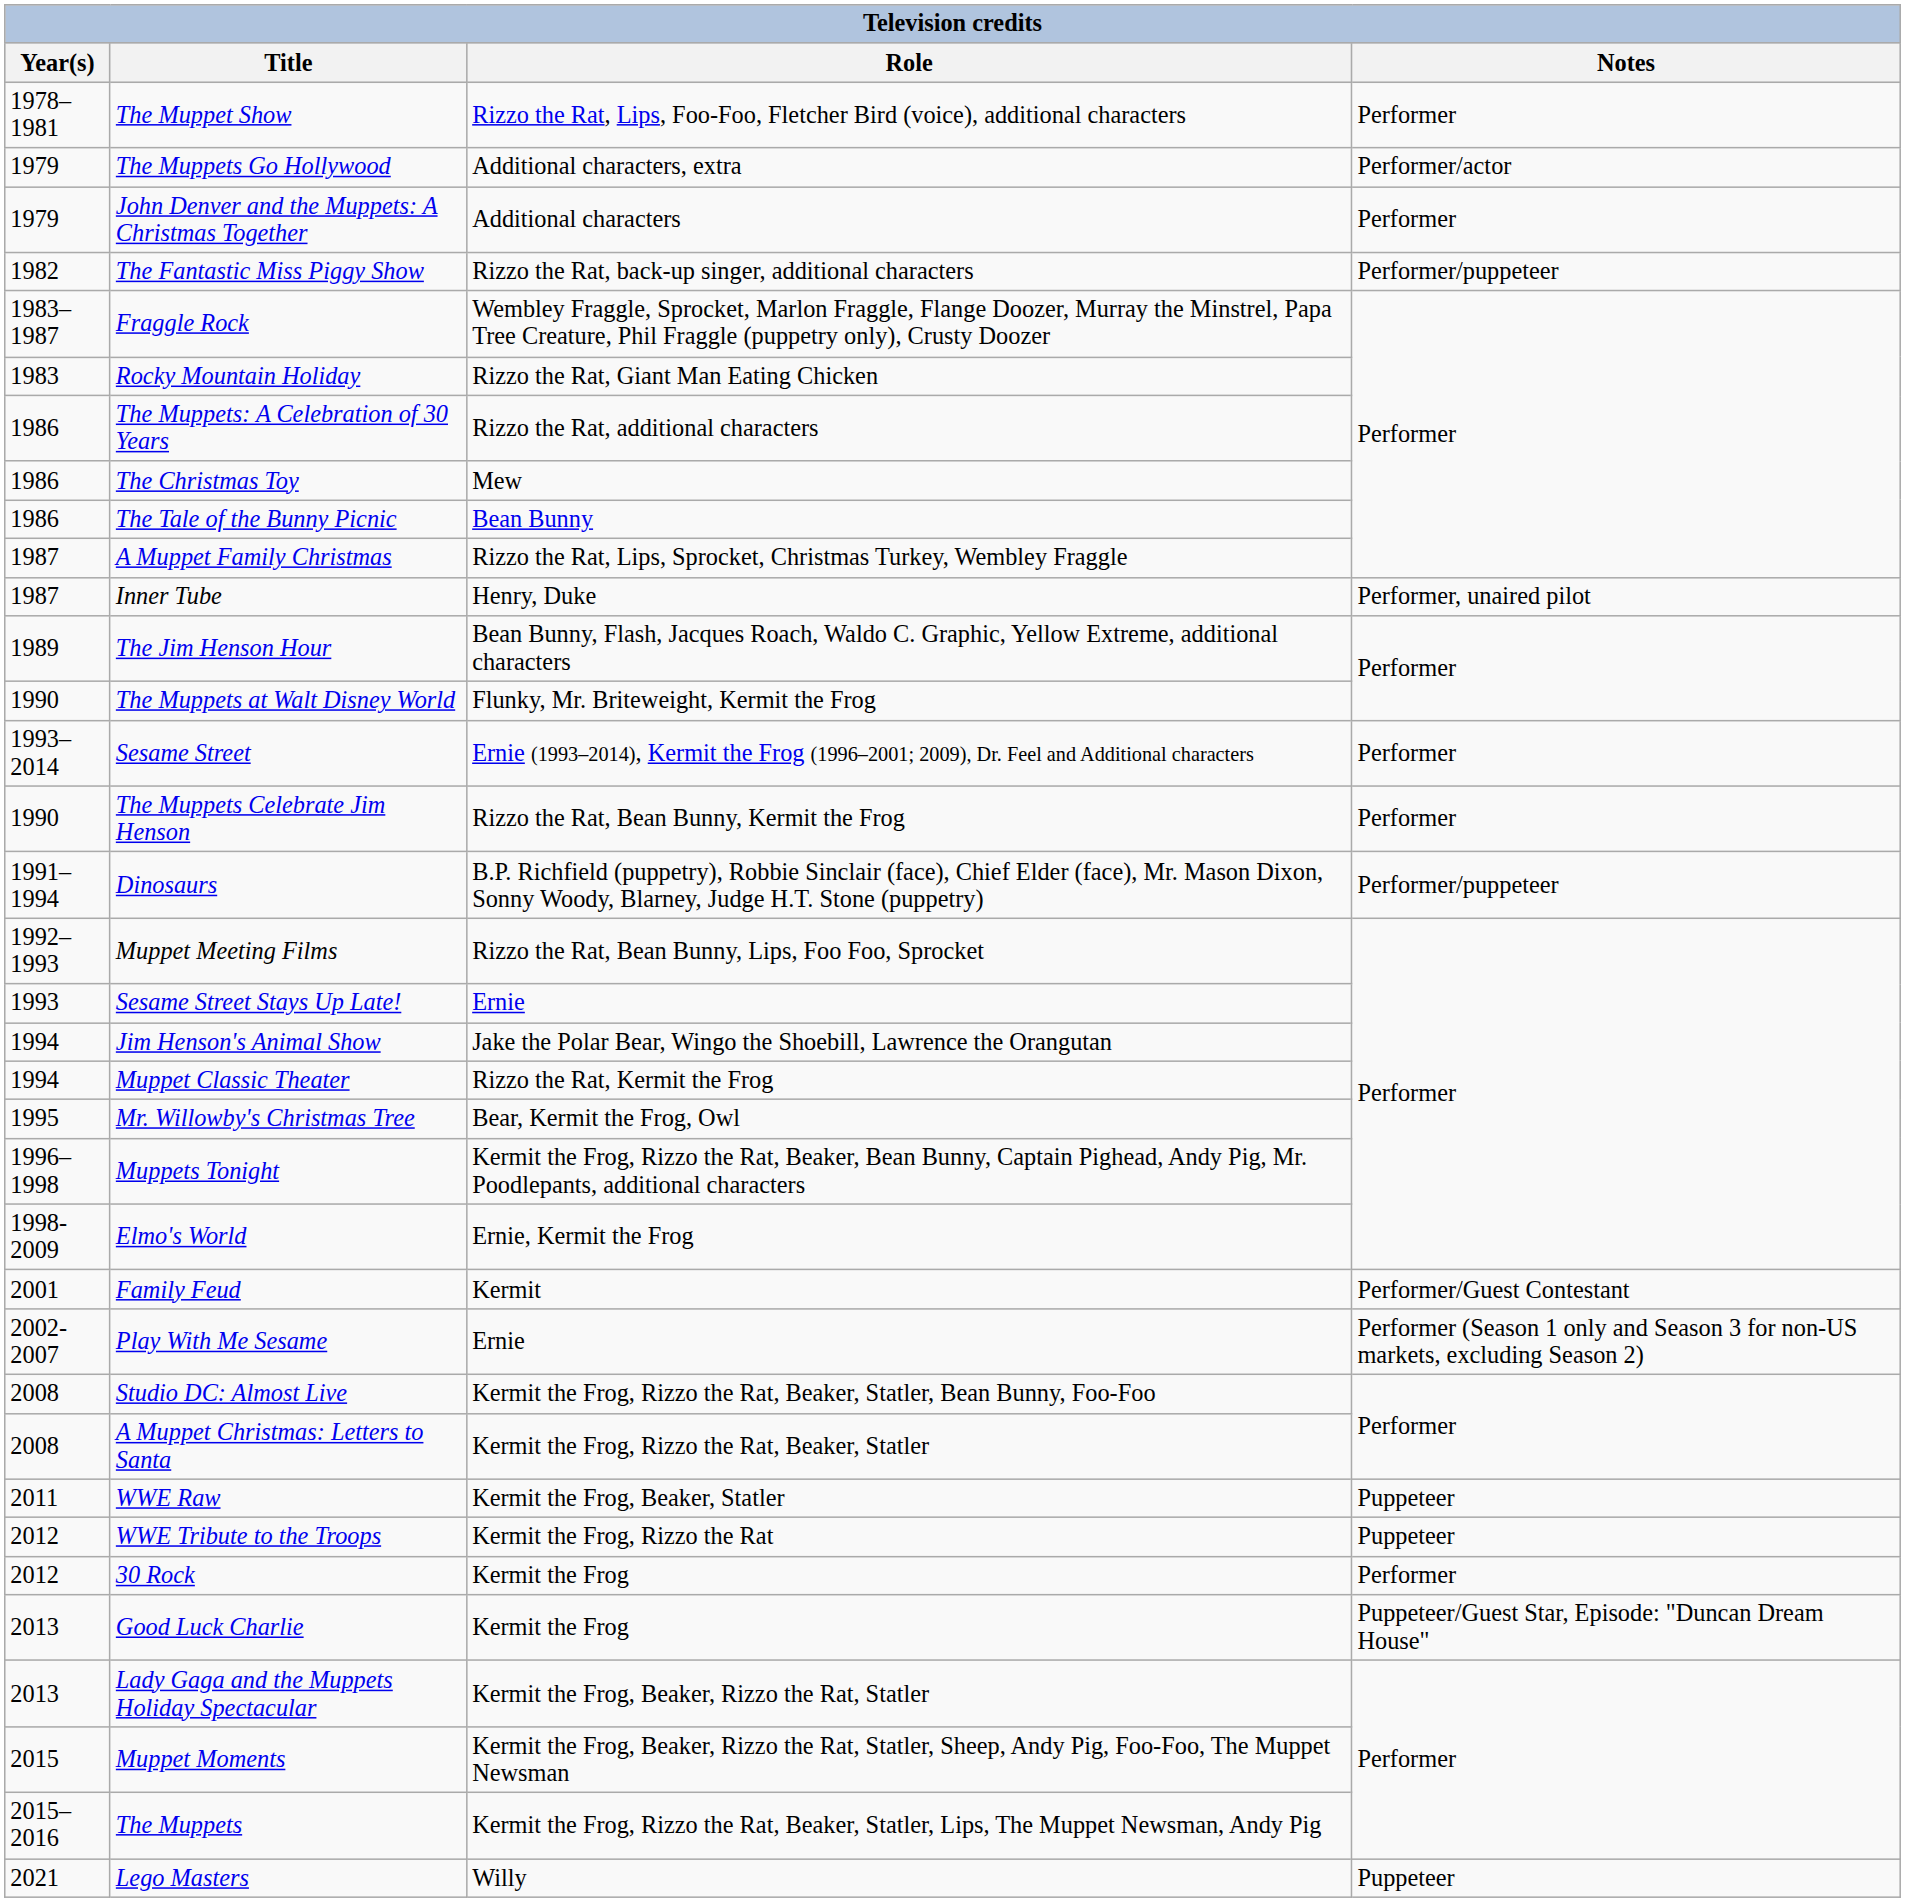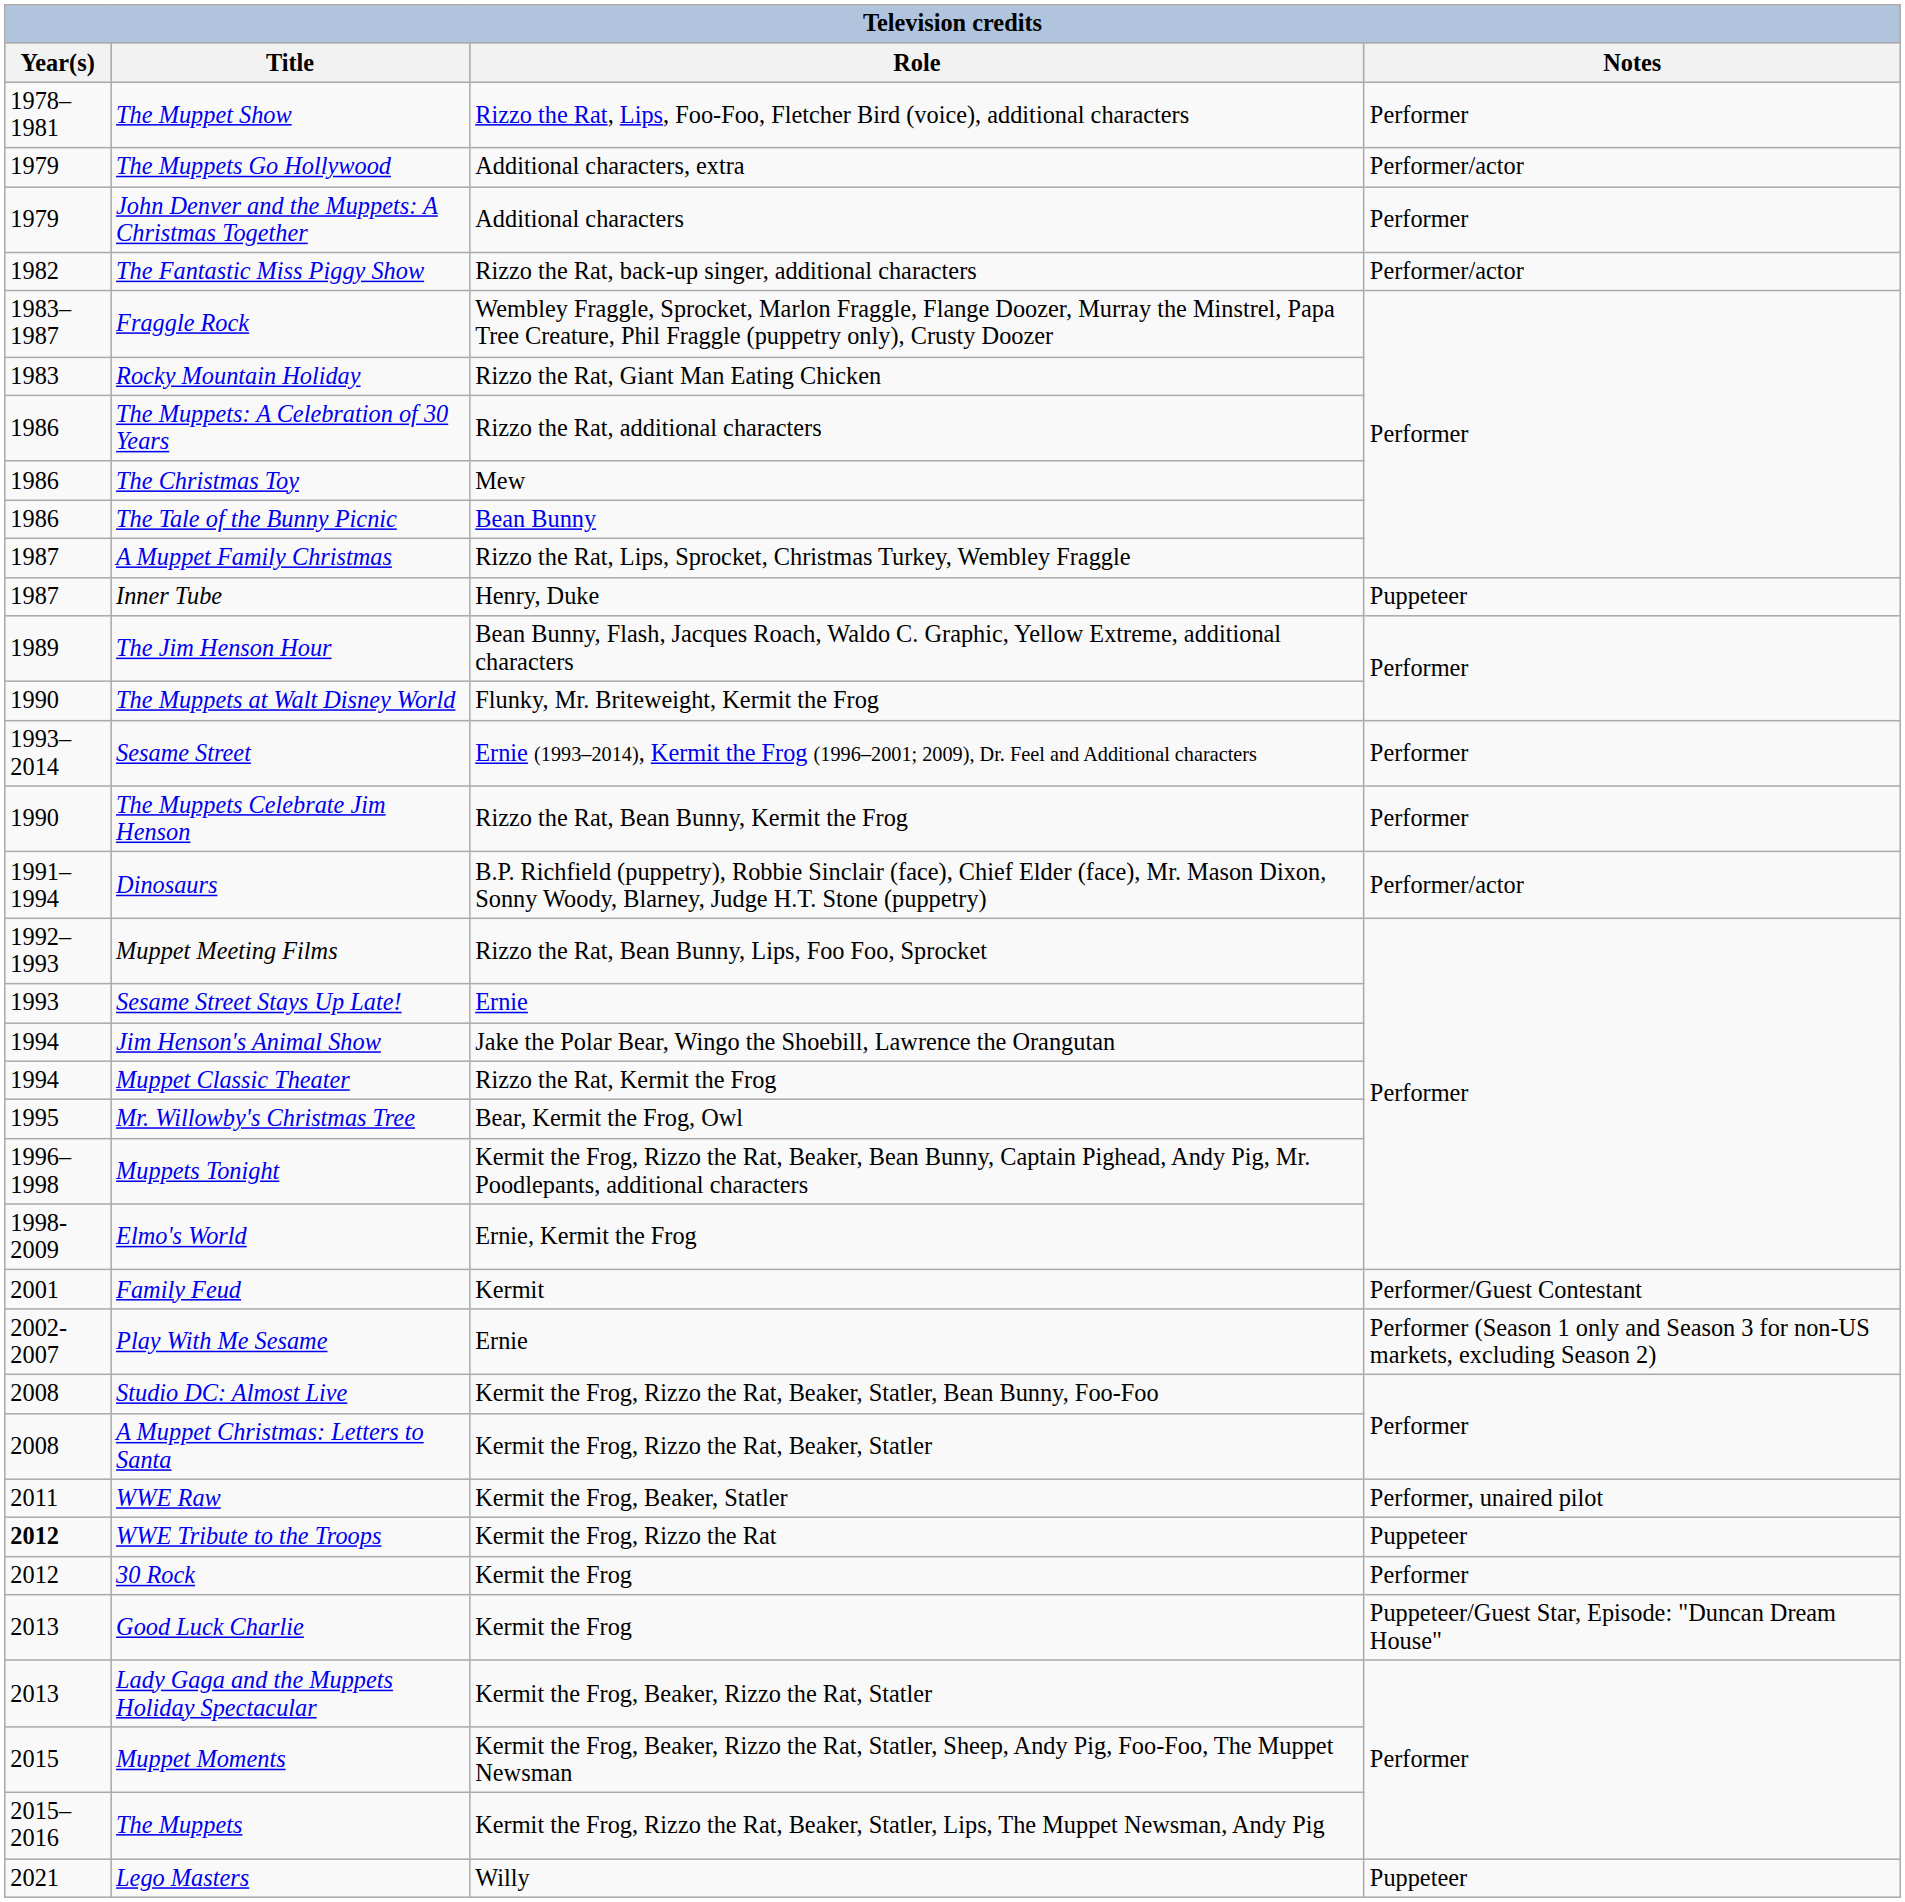(1458, 271) Performer/puppeteer -> (1447, 271) Performer/actor
(1474, 596) Performer, unaired pilot -> (1418, 596) Puppeteer
(1458, 884) Performer/puppeteer -> (1447, 884) Performer/actor
(1406, 1497) Puppeteer -> (1487, 1497) Performer, unaired pilot
(35, 1536) normal -> (35, 1536) bold
